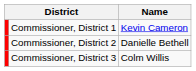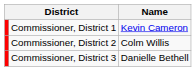(155, 43) Danielle Bethell -> (145, 43) Colm Willis
(145, 58) Colm Willis -> (155, 58) Danielle Bethell
